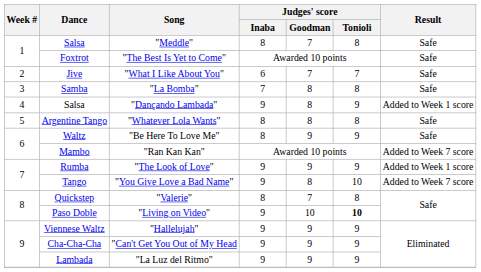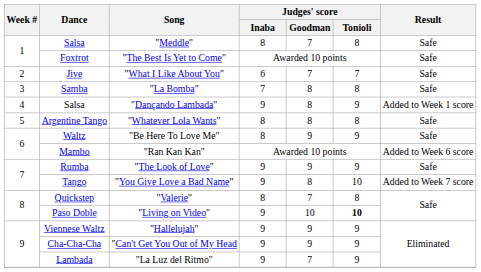(428, 151) Added to Week 7 score -> (428, 151) Added to Week 6 score
(428, 167) Added to Week 1 score -> (428, 167) Safe
(310, 259) 9 -> (310, 259) 7
